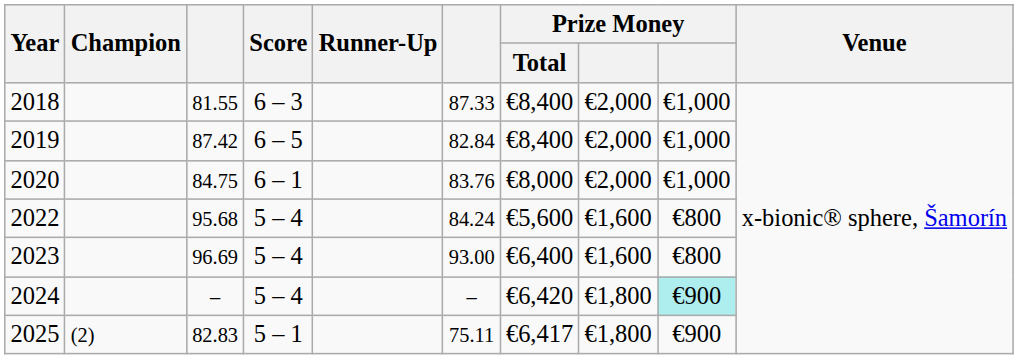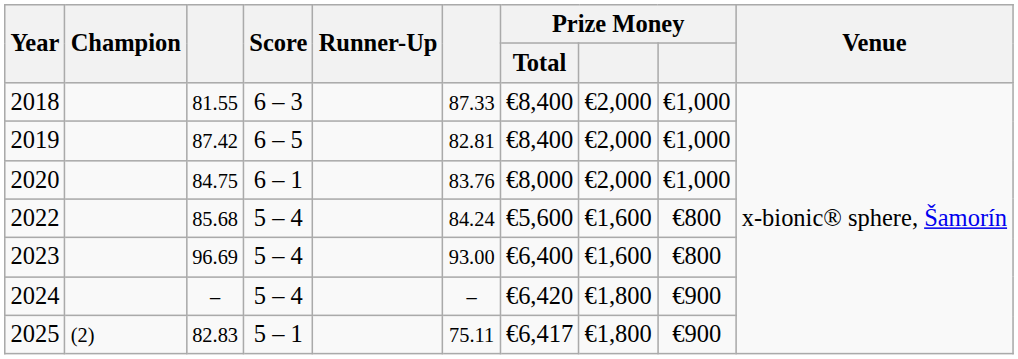(472, 141) 82.84 -> (472, 141) 82.81
(215, 219) 95.68 -> (215, 219) 85.68
(697, 295) paleturquoise background -> (697, 295) no background
